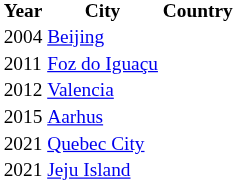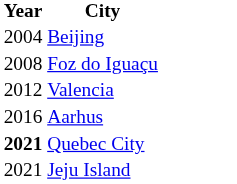- column: (198, 10)
(23, 63) 2011 -> (23, 63) 2008
(23, 116) 2015 -> (23, 116) 2016
(23, 143) normal -> (23, 143) bold
